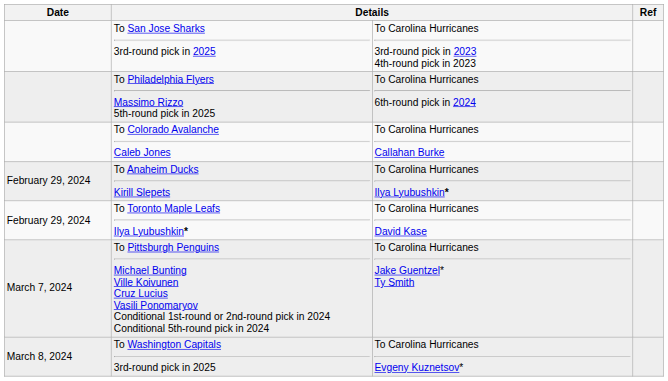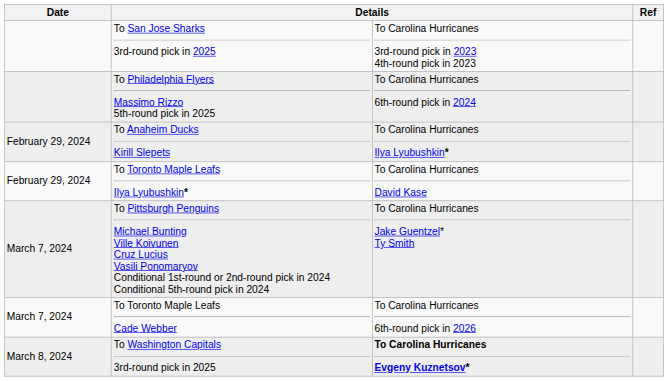- row: (242, 141)
+ row: (242, 317)
(503, 356) normal -> (503, 356) bold
